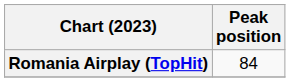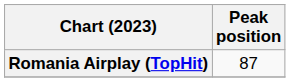(249, 63) 84 -> (249, 63) 87
